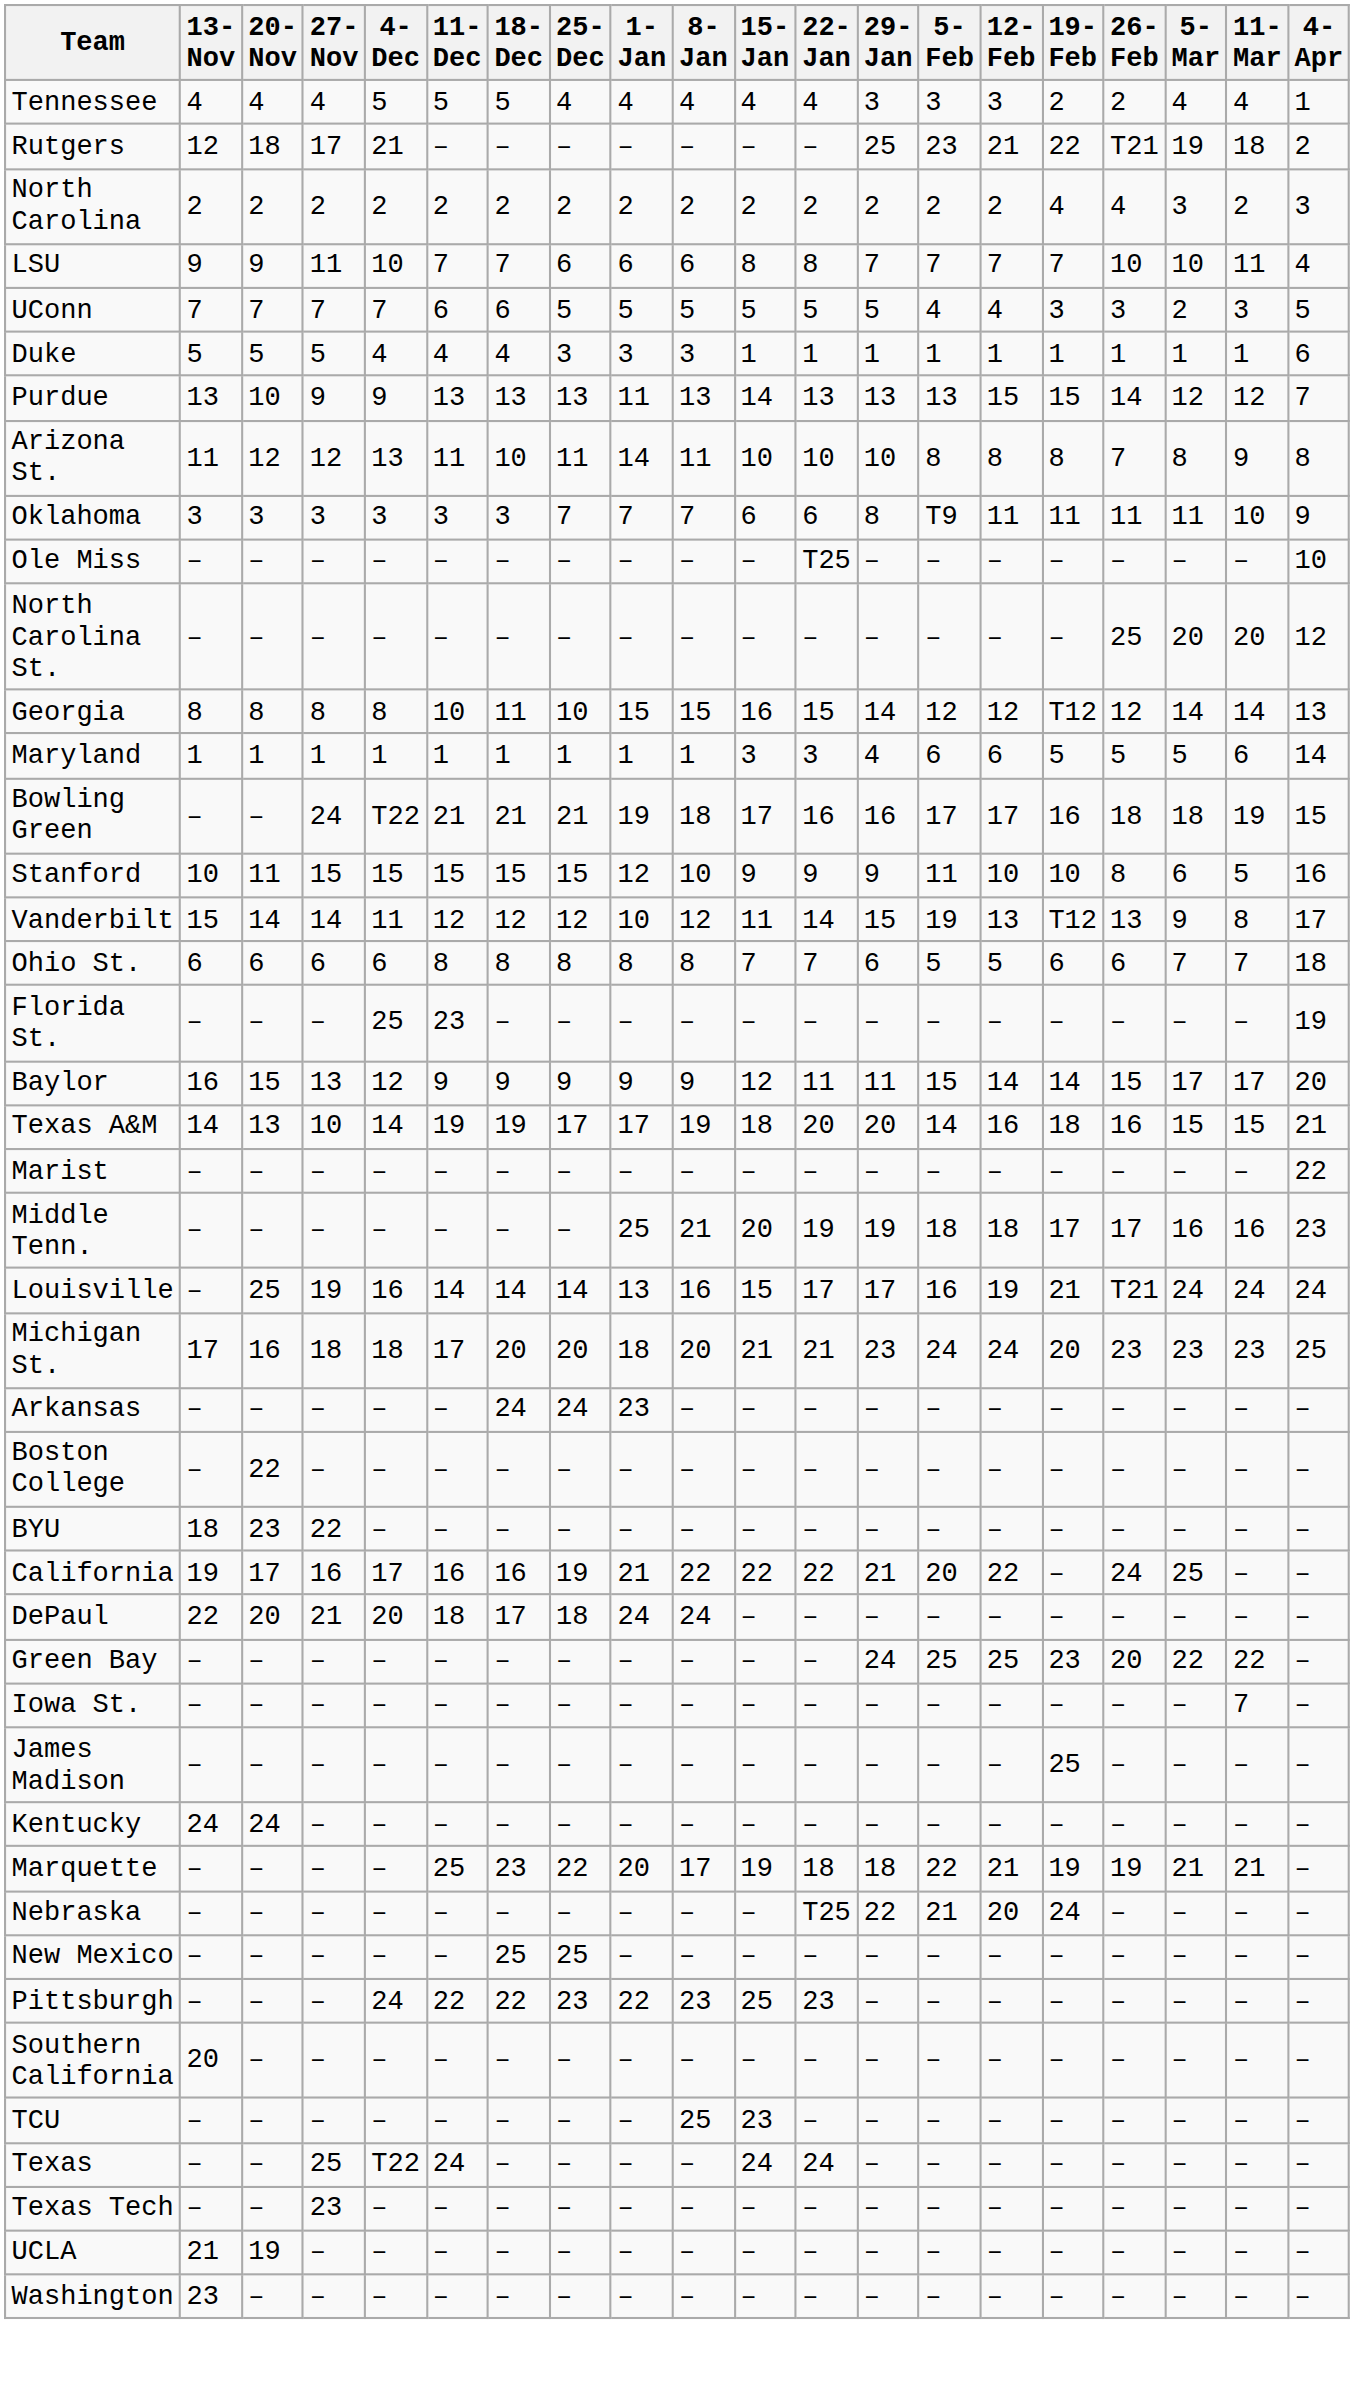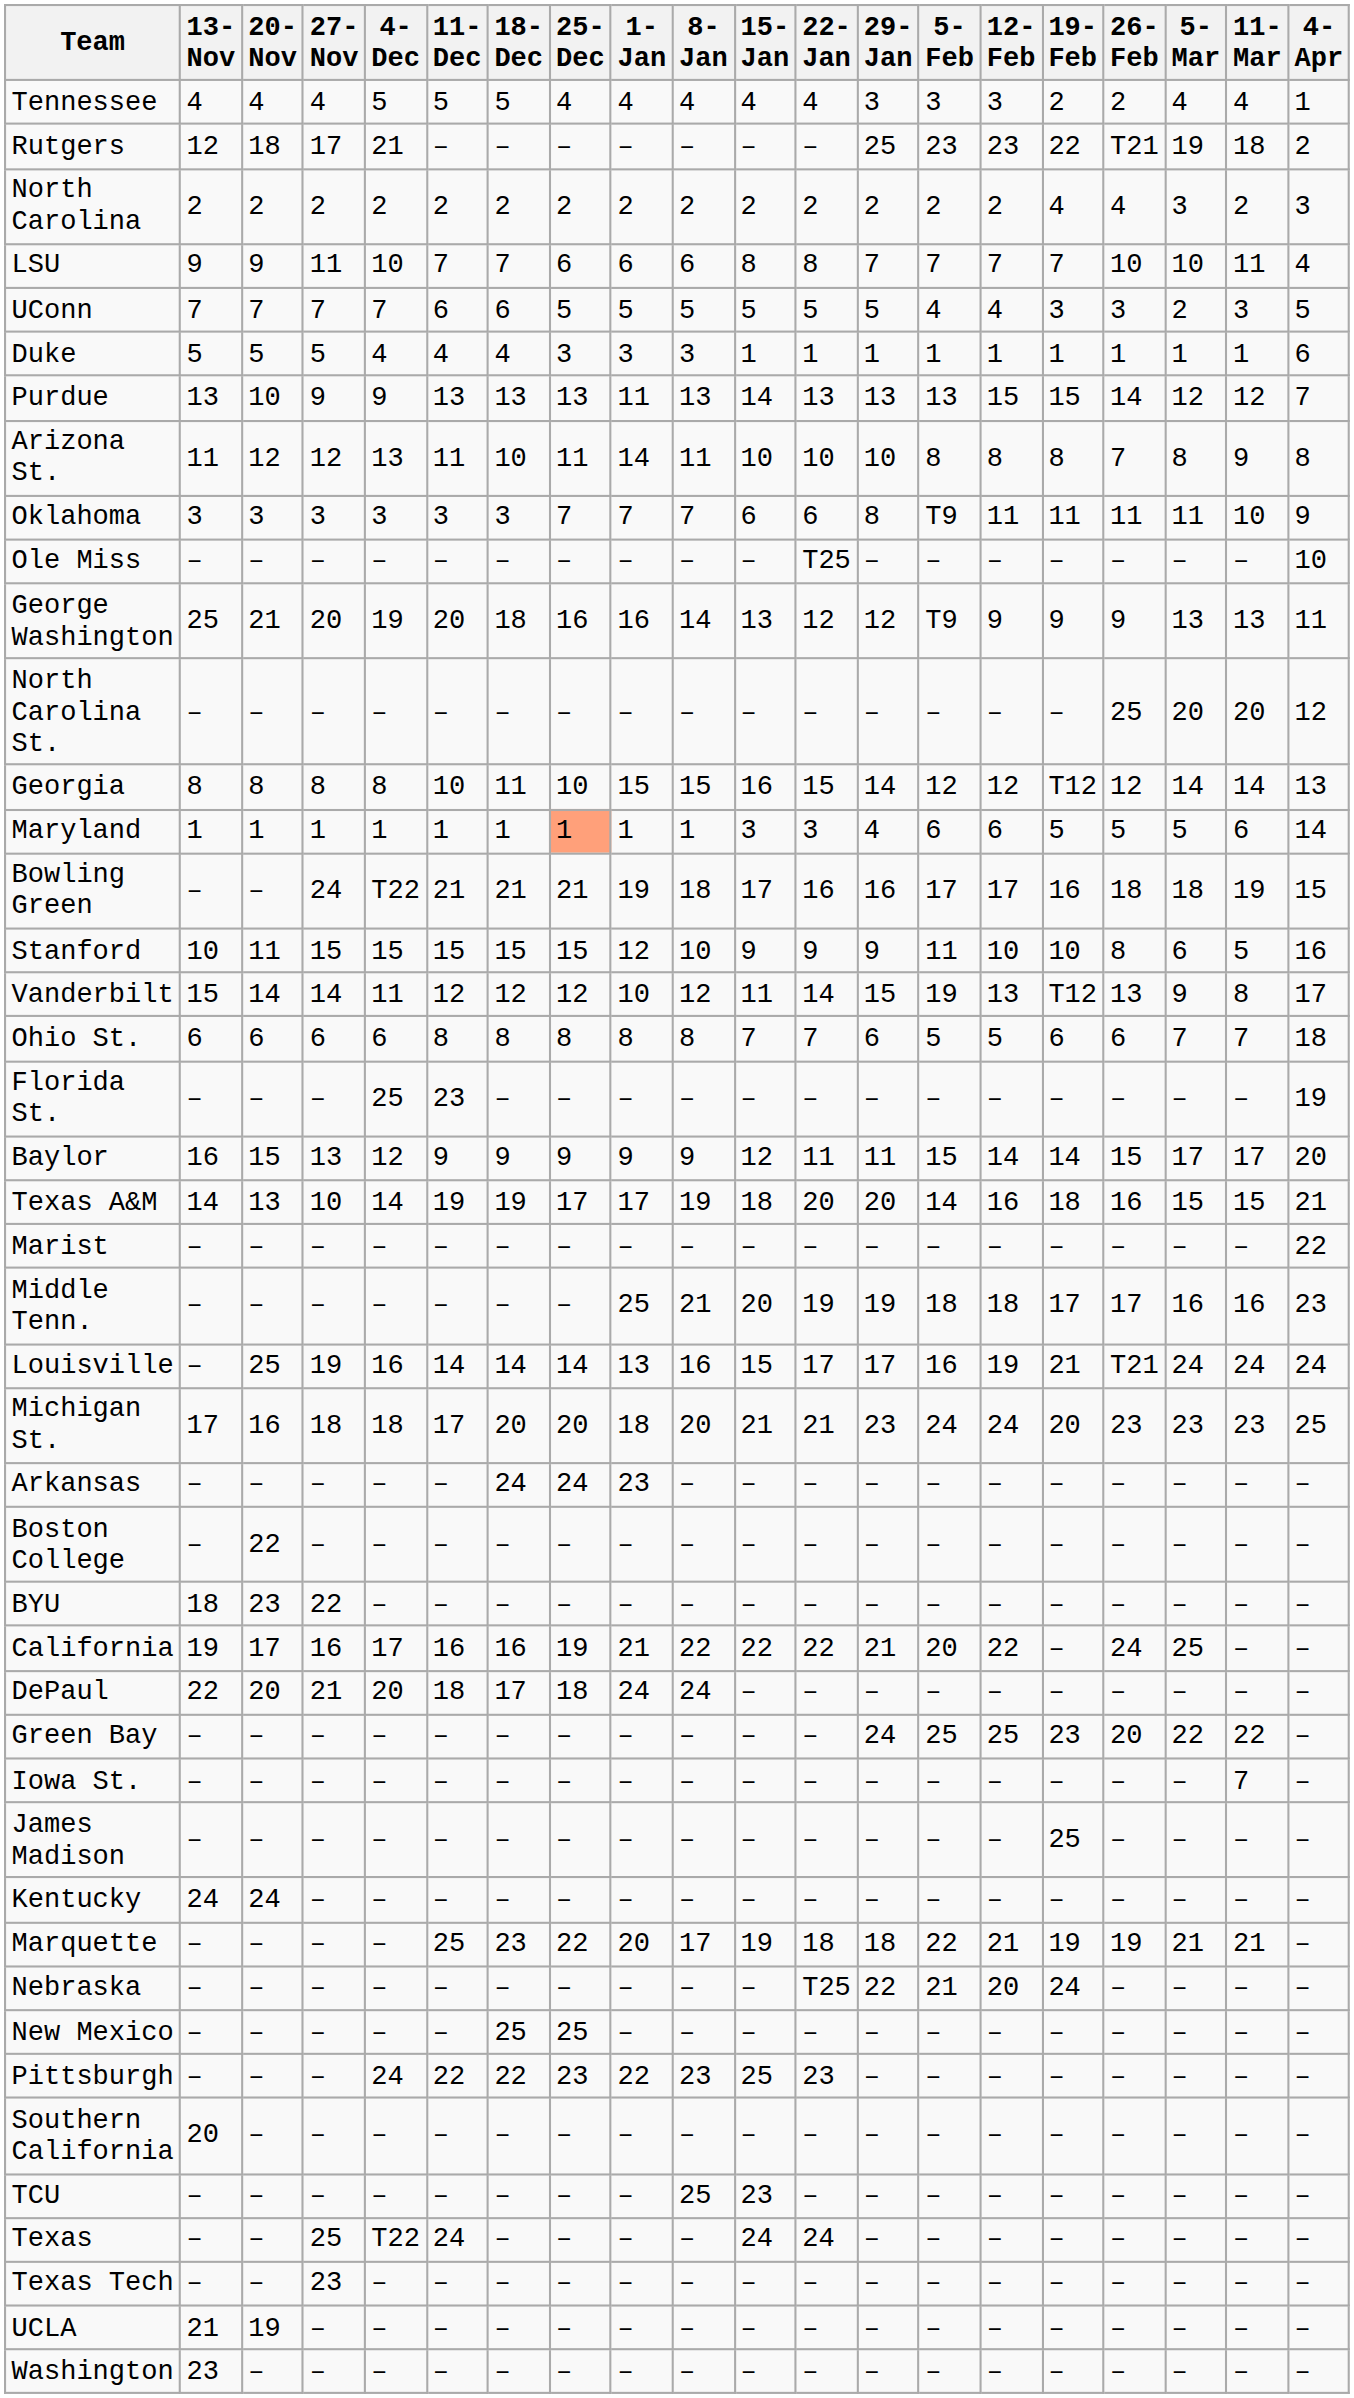(1003, 146) 21 -> (1003, 146) 23
+ row: (93, 621)
(564, 756) no background -> (564, 831) lightsalmon background
